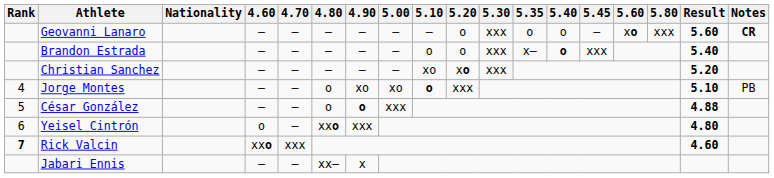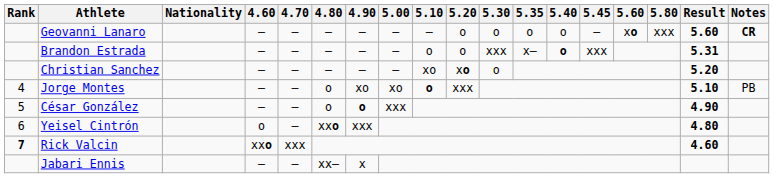(496, 33) xxx -> (496, 33) o
(704, 52) 5.40 -> (704, 52) 5.31
(496, 70) xxx -> (496, 70) o
(704, 108) 4.88 -> (704, 108) 4.90
